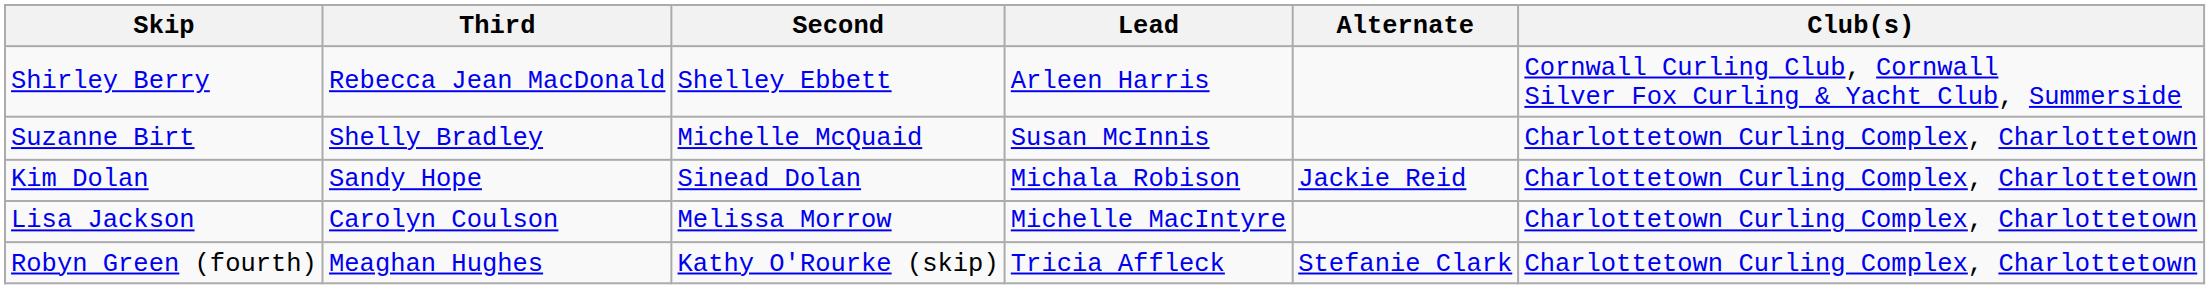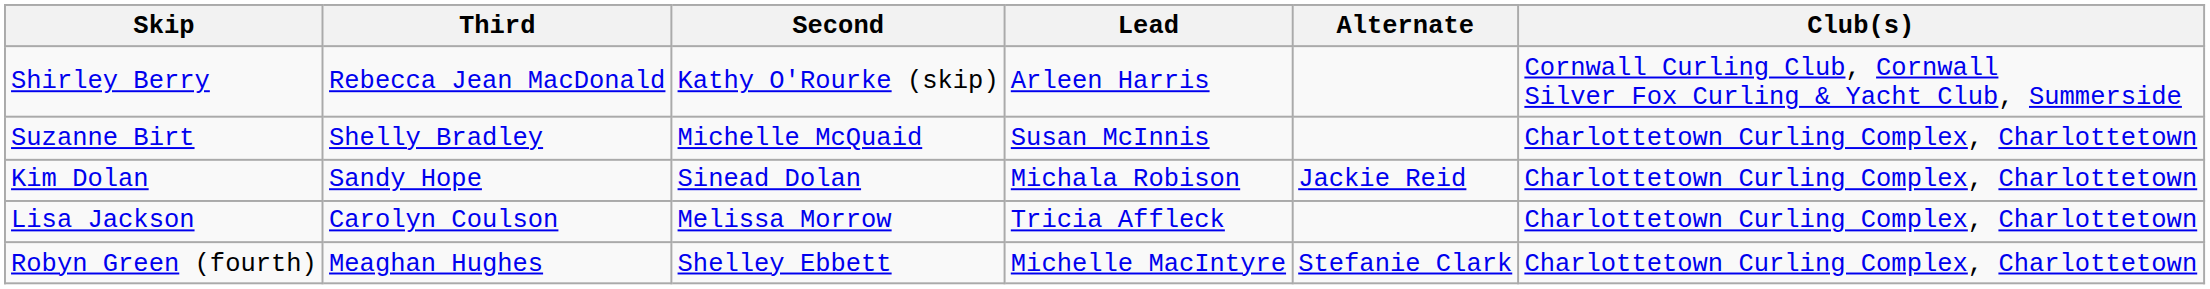(785, 82) Shelley Ebbett -> (838, 82) Kathy O'Rourke (skip)
(1148, 221) Michelle MacIntyre -> (1118, 221) Tricia Affleck
(838, 263) Kathy O'Rourke (skip) -> (785, 263) Shelley Ebbett
(1118, 263) Tricia Affleck -> (1148, 263) Michelle MacIntyre
